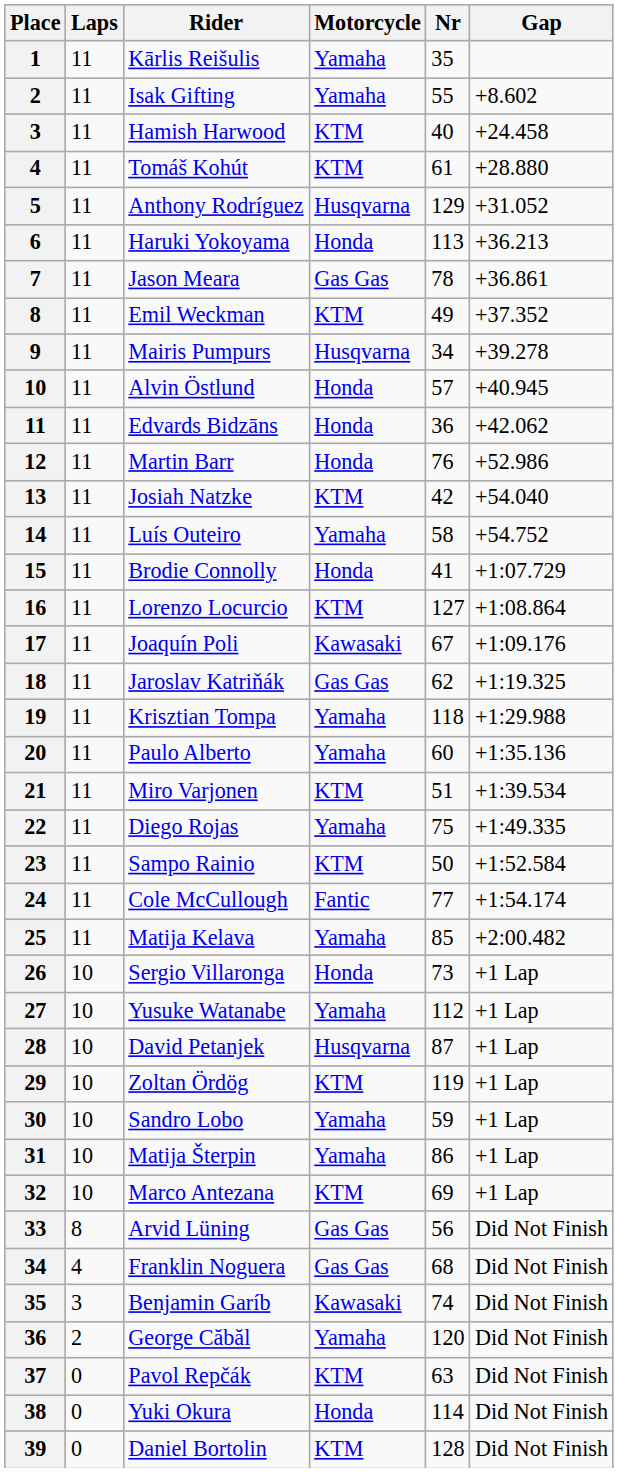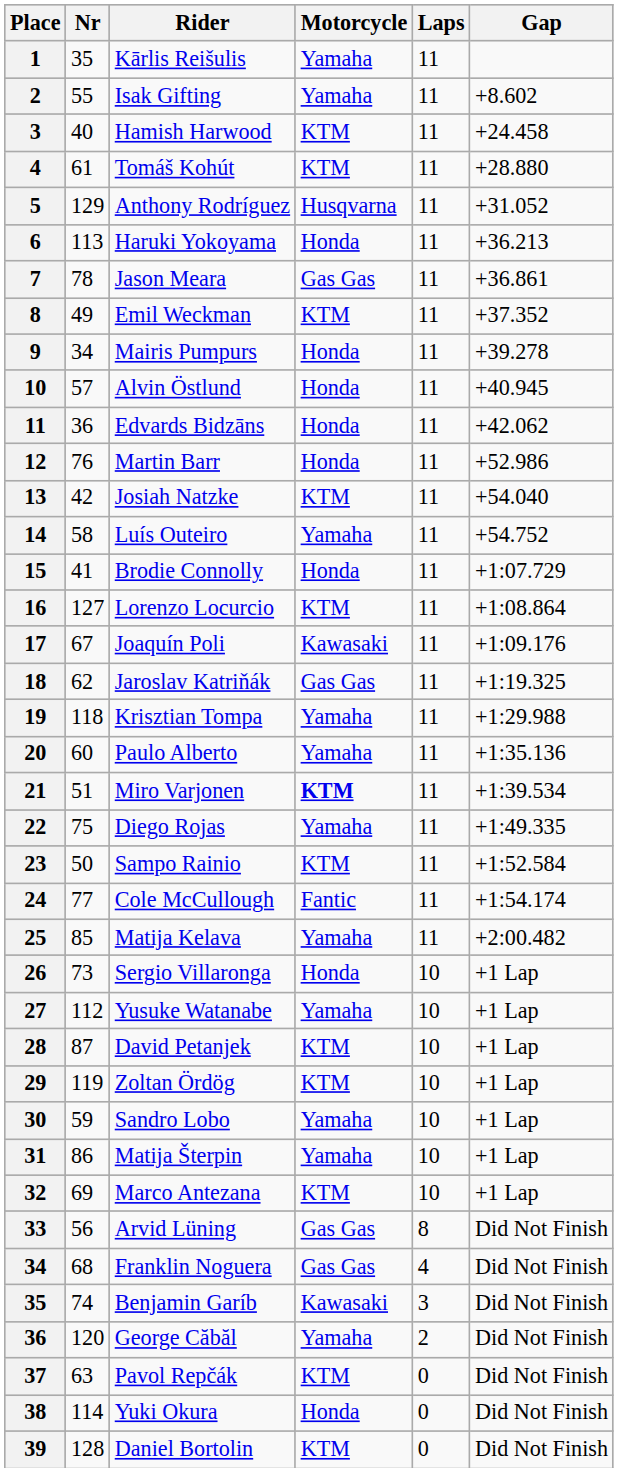columns swapped: (448, 22) <-> (94, 22)
(362, 351) Husqvarna -> (330, 351) Honda
(339, 790) normal -> (327, 790) bold
(362, 1046) Husqvarna -> (325, 1046) KTM
